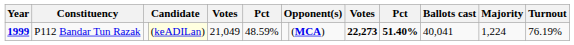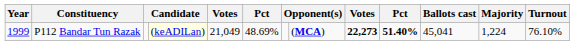(18, 31) bold -> (18, 31) normal
(262, 31) 48.59% -> (262, 31) 48.69%
(438, 31) 40,041 -> (438, 31) 45,041
(545, 31) 76.19% -> (545, 31) 76.10%
